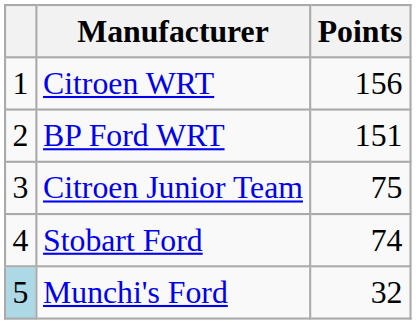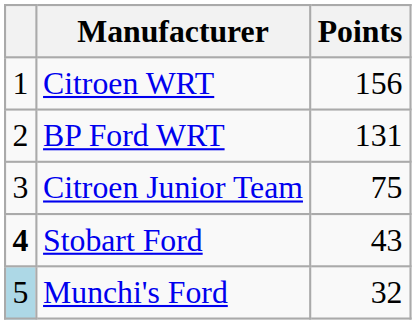(379, 135) 151 -> (379, 135) 131
(20, 240) normal -> (20, 240) bold
(387, 240) 74 -> (387, 240) 43
